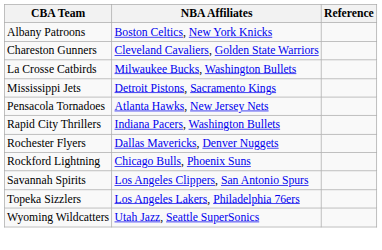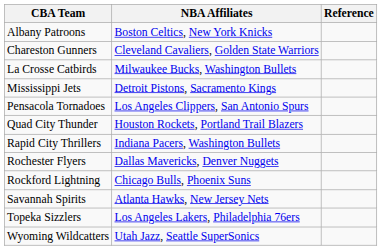(192, 106) Atlanta Hawks, New Jersey Nets -> (212, 106) Los Angeles Clippers, San Antonio Spurs
+ row: (52, 124)
(212, 180) Los Angeles Clippers, San Antonio Spurs -> (192, 198) Atlanta Hawks, New Jersey Nets
